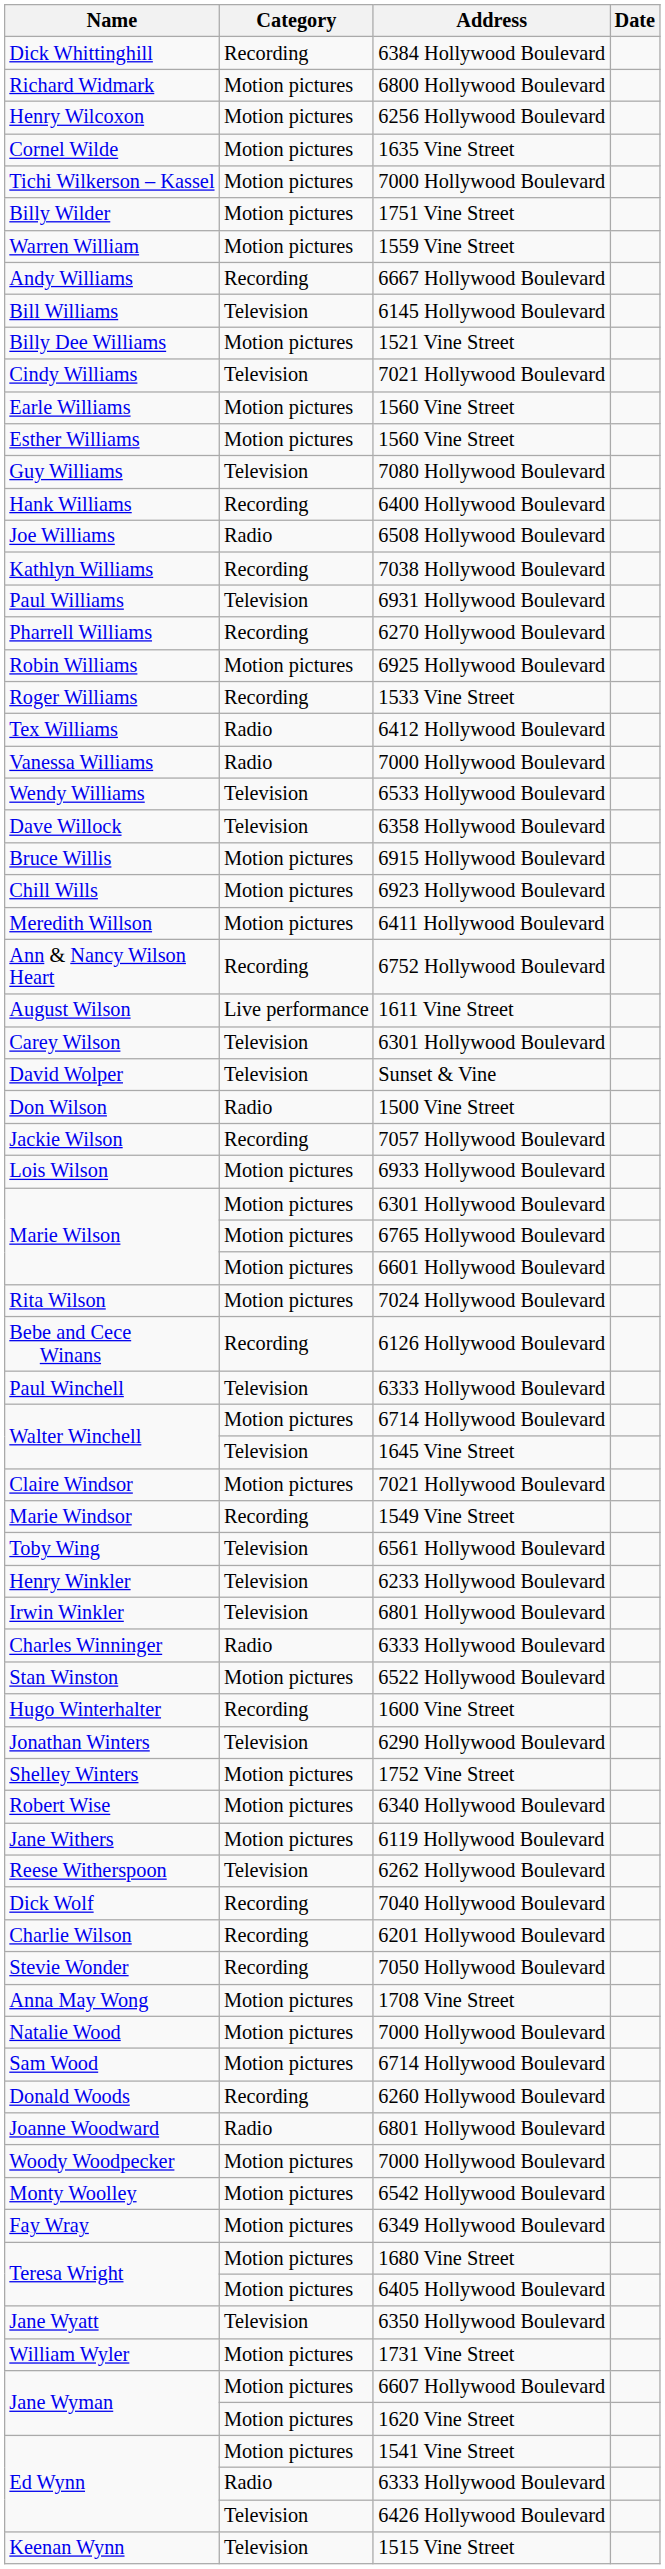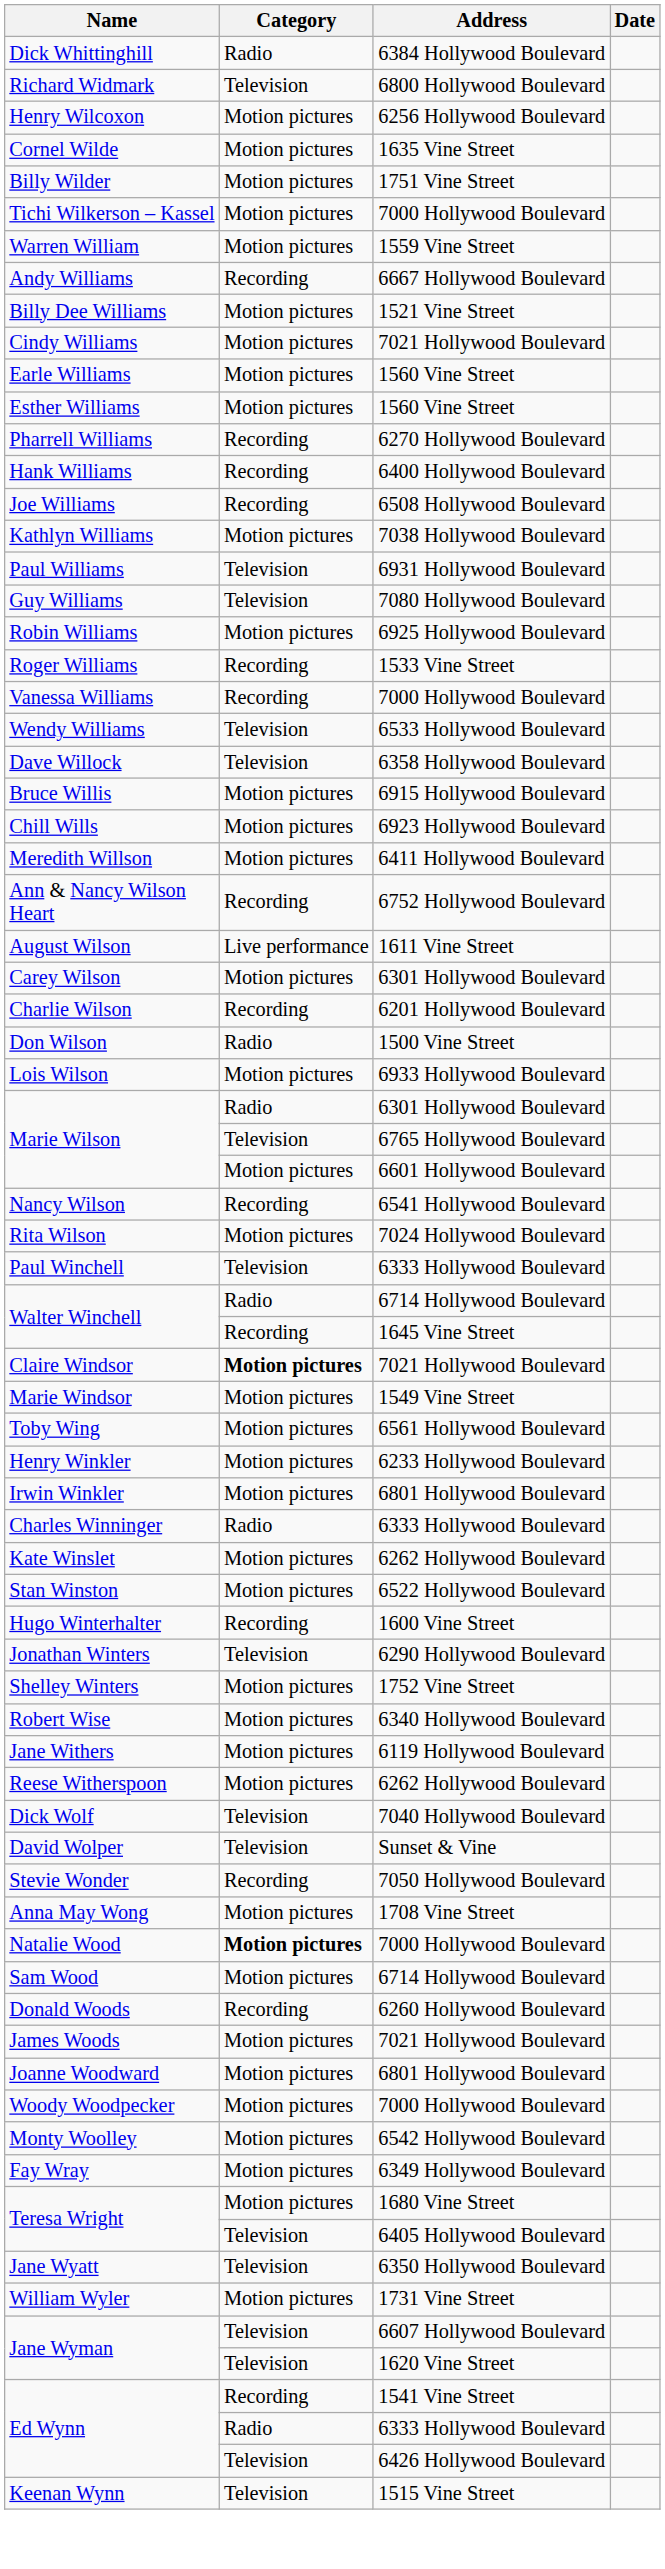(266, 52) Recording -> (248, 52) Radio
(289, 85) Motion pictures -> (266, 85) Television
rows swapped: (60, 213) <-> (112, 181)
- row: (64, 310)
(266, 375) Television -> (289, 342) Motion pictures
rows swapped: (66, 471) <-> (81, 632)
(248, 536) Radio -> (266, 504) Recording
(266, 568) Recording -> (289, 536) Motion pictures
- row: (64, 729)
(248, 761) Radio -> (266, 697) Recording
(266, 1042) Television -> (289, 978) Motion pictures
rows swapped: (71, 1935) <-> (66, 1074)
- row: (66, 1139)
(289, 1203) Motion pictures -> (248, 1106) Radio
(289, 1235) Motion pictures -> (266, 1139) Television
+ row: (67, 1203)
- row: (70, 1343)
(289, 1419) Motion pictures -> (248, 1300) Radio
(266, 1452) Television -> (266, 1332) Recording
(289, 1484) normal -> (293, 1364) bold
(266, 1516) Recording -> (289, 1396) Motion pictures
(266, 1548) Television -> (289, 1429) Motion pictures
(266, 1580) Television -> (289, 1461) Motion pictures
(266, 1613) Television -> (289, 1493) Motion pictures
+ row: (62, 1558)
(266, 1871) Television -> (289, 1783) Motion pictures
(266, 1903) Recording -> (266, 1815) Television
(289, 2032) normal -> (293, 1944) bold
+ row: (64, 2041)
(248, 2128) Radio -> (289, 2073) Motion pictures
(289, 2289) Motion pictures -> (266, 2234) Television
(289, 2386) Motion pictures -> (266, 2331) Television
(289, 2418) Motion pictures -> (266, 2363) Television
(289, 2451) Motion pictures -> (266, 2395) Recording
